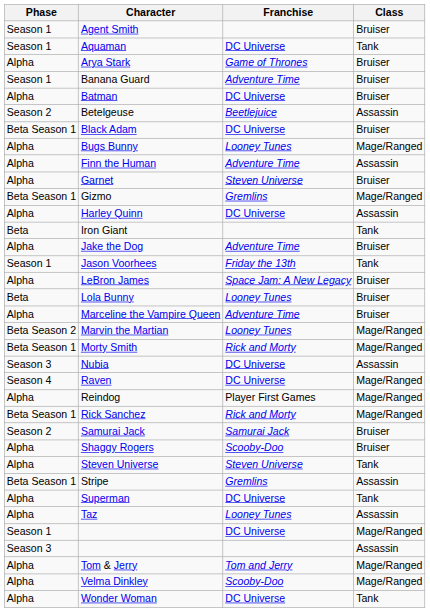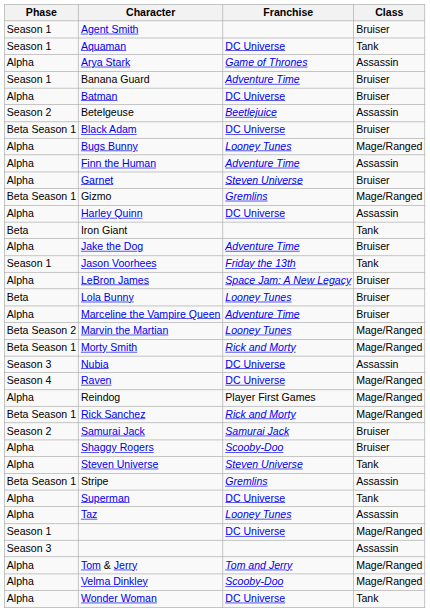(373, 63) Bruiser -> (377, 63) Assassin
